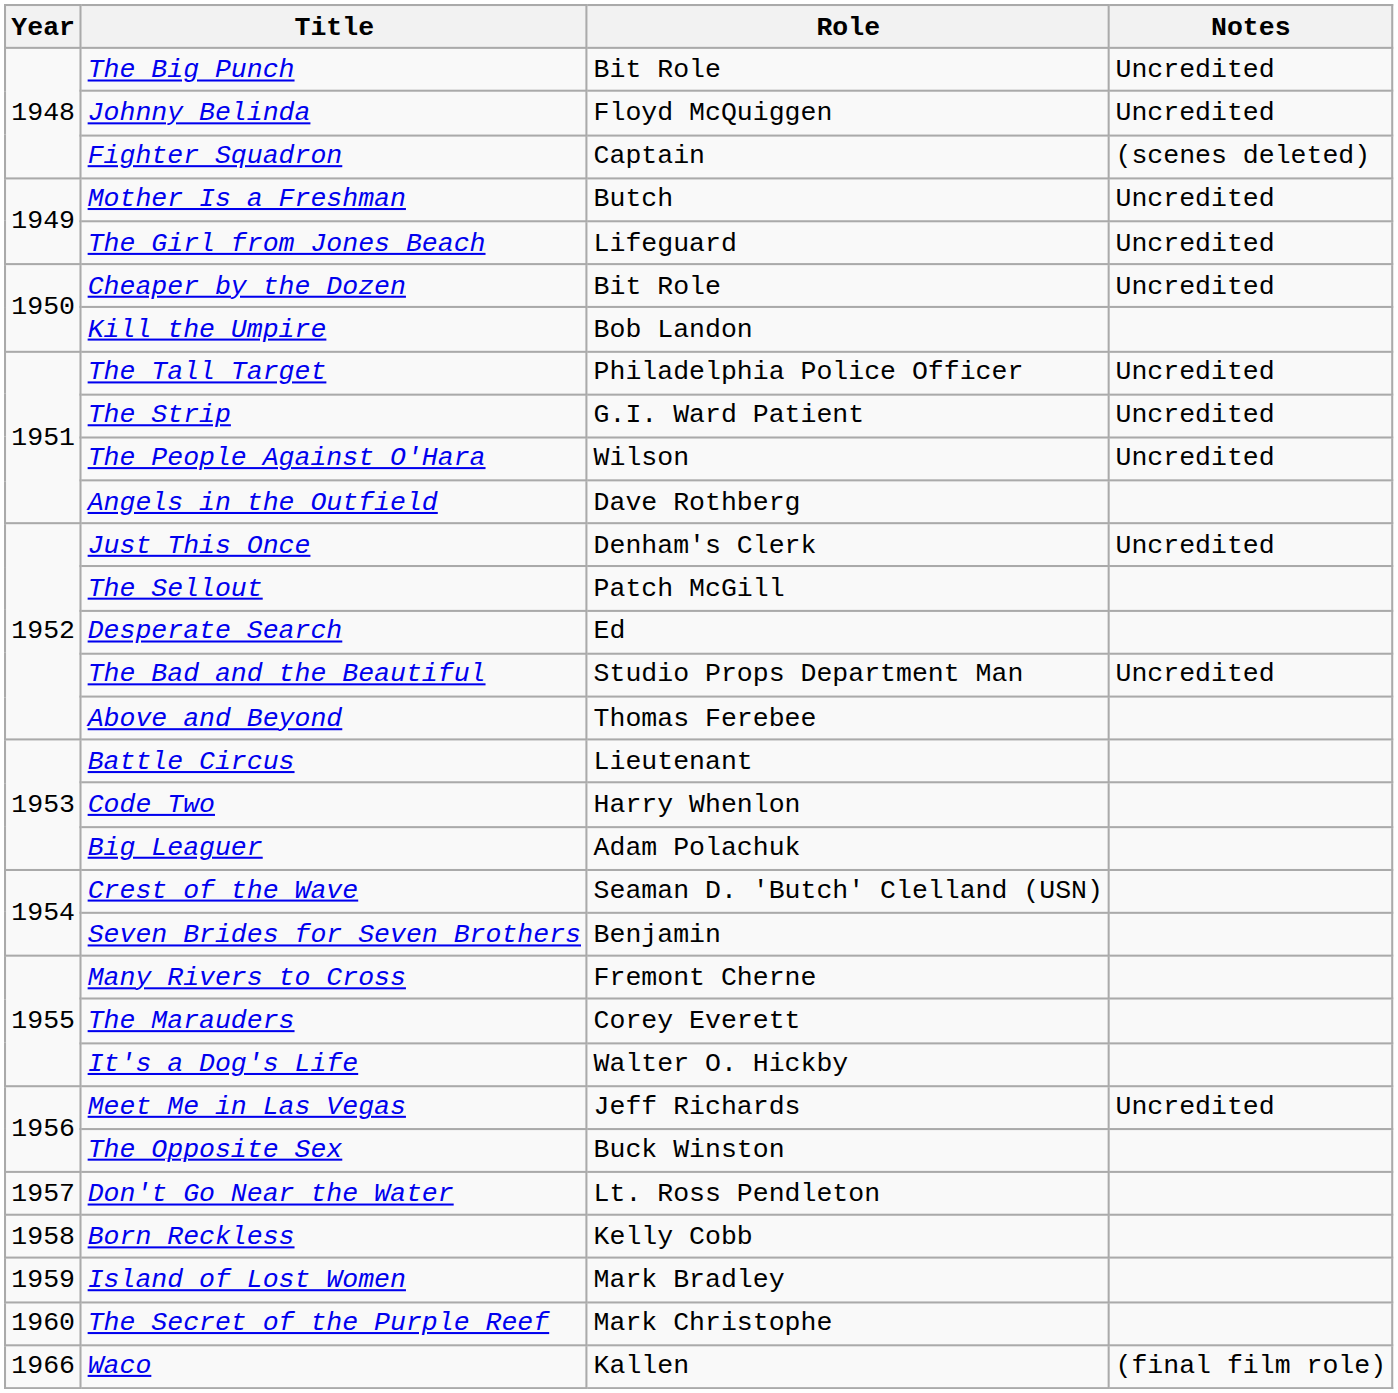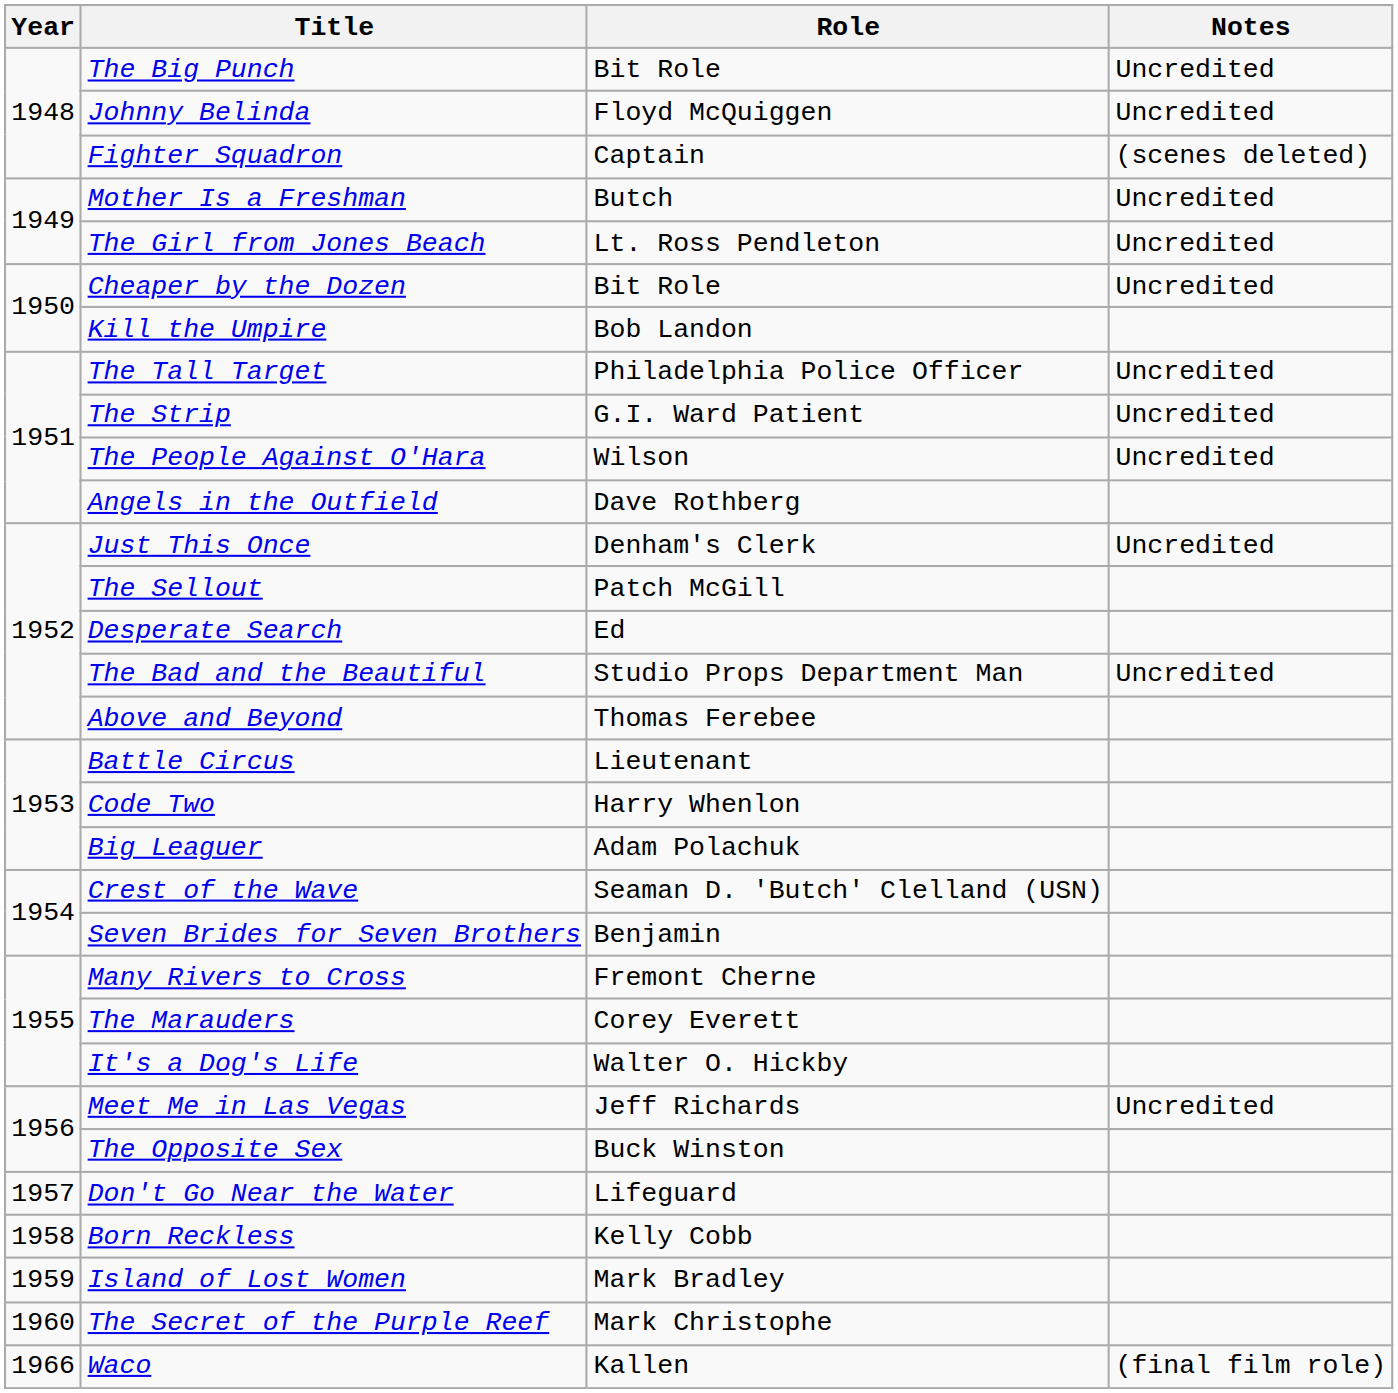(665, 243) Lifeguard -> (737, 243) Lt. Ross Pendleton
(737, 1194) Lt. Ross Pendleton -> (665, 1194) Lifeguard
